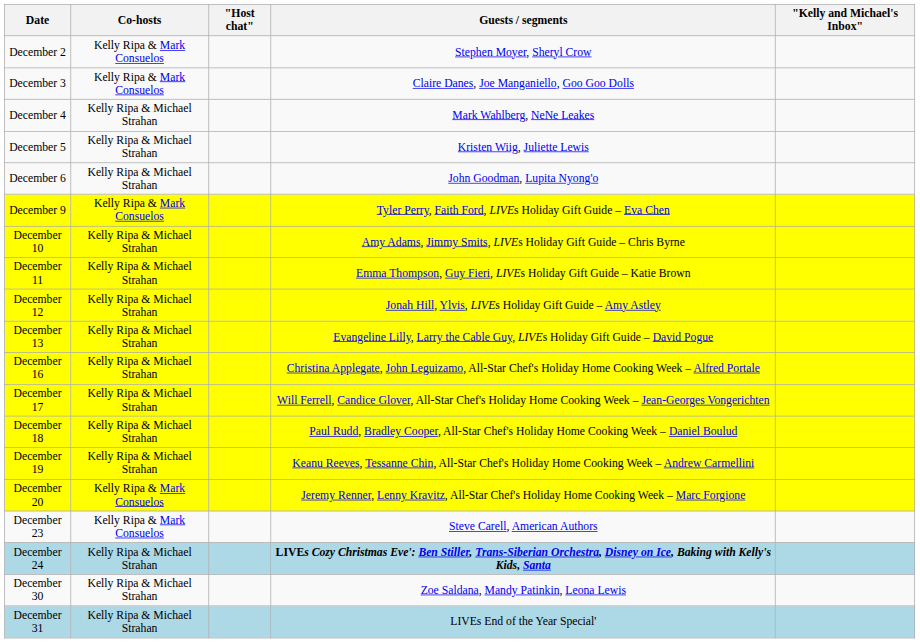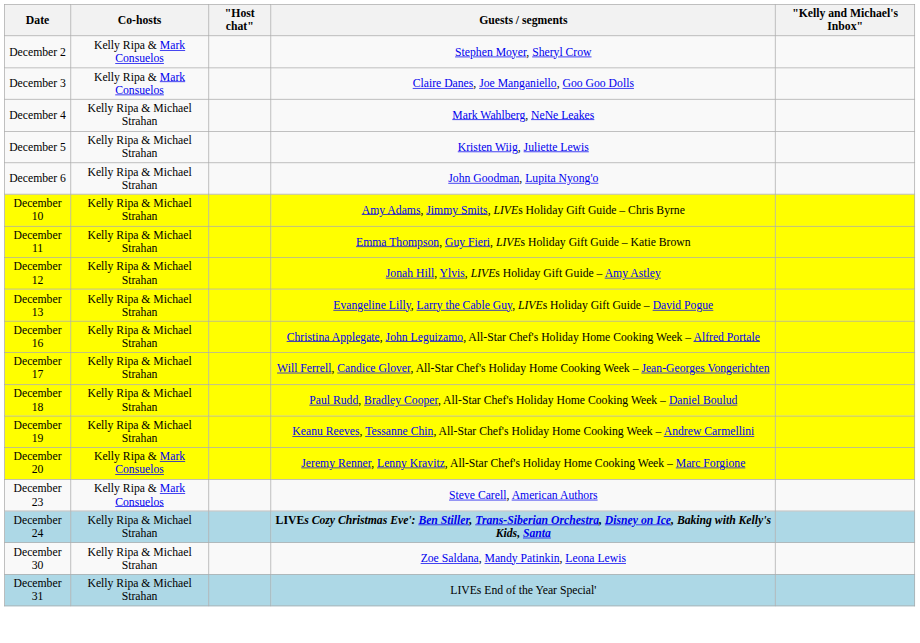- row: (38, 210)
